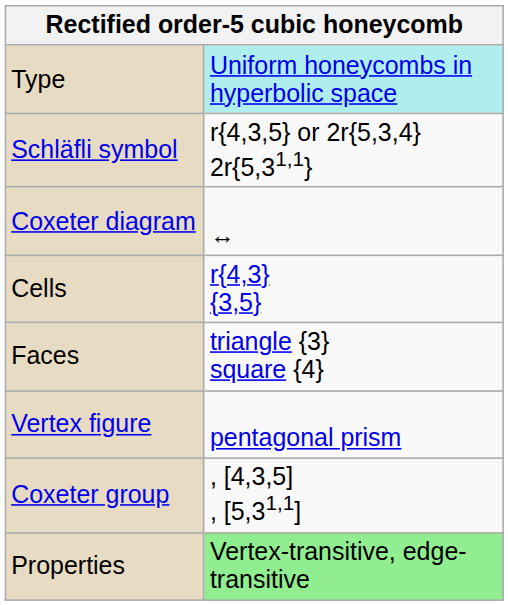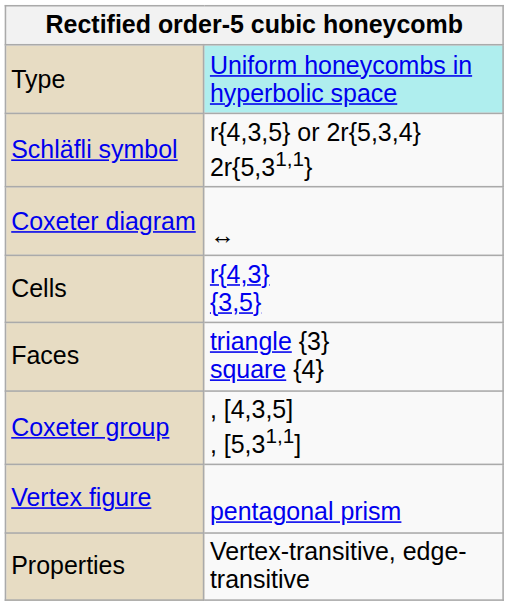rows swapped: (81, 423) <-> (90, 494)
(338, 566) lightgreen background -> (338, 566) no background
